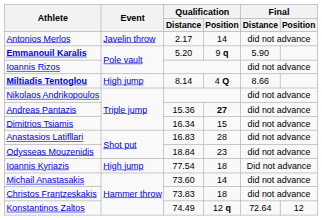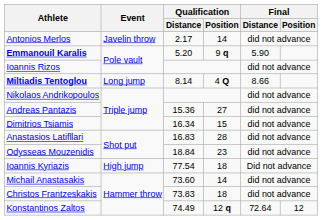(123, 81) High jump -> (124, 81) Long jump
(222, 110) bold -> (222, 110) normal
